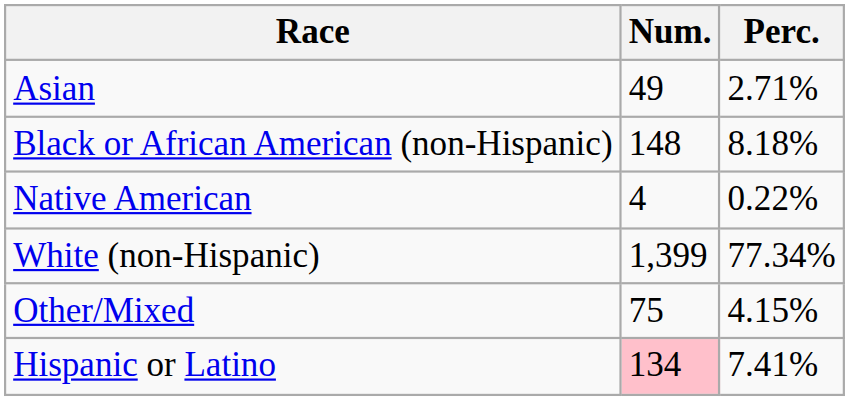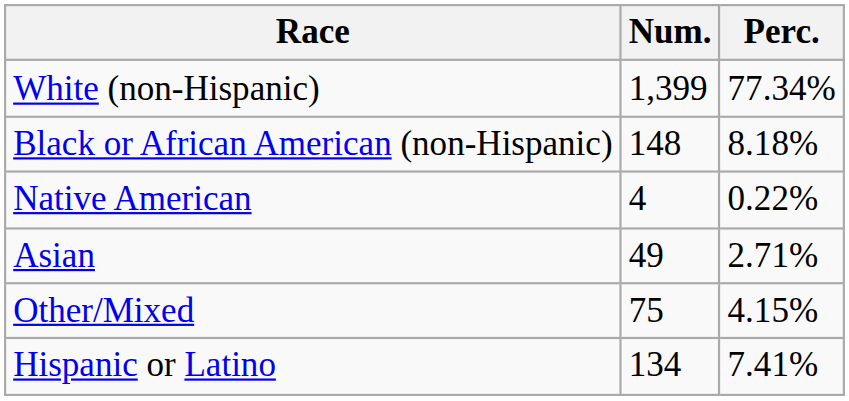rows swapped: (166, 254) <-> (54, 87)
(655, 365) pink background -> (655, 365) no background
